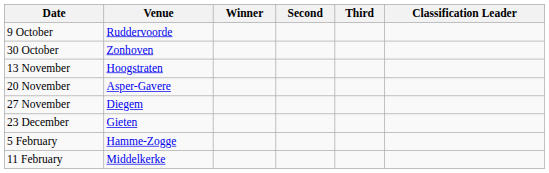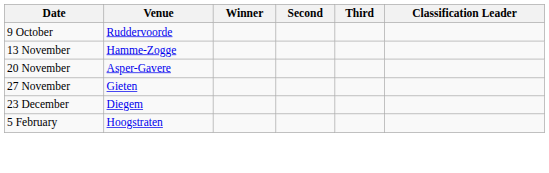- row: (33, 50)
(135, 68) Hoogstraten -> (141, 50) Hamme-Zogge
(125, 104) Diegem -> (122, 86) Gieten
(122, 123) Gieten -> (125, 104) Diegem
(141, 141) Hamme-Zogge -> (135, 123) Hoogstraten
- row: (35, 159)
